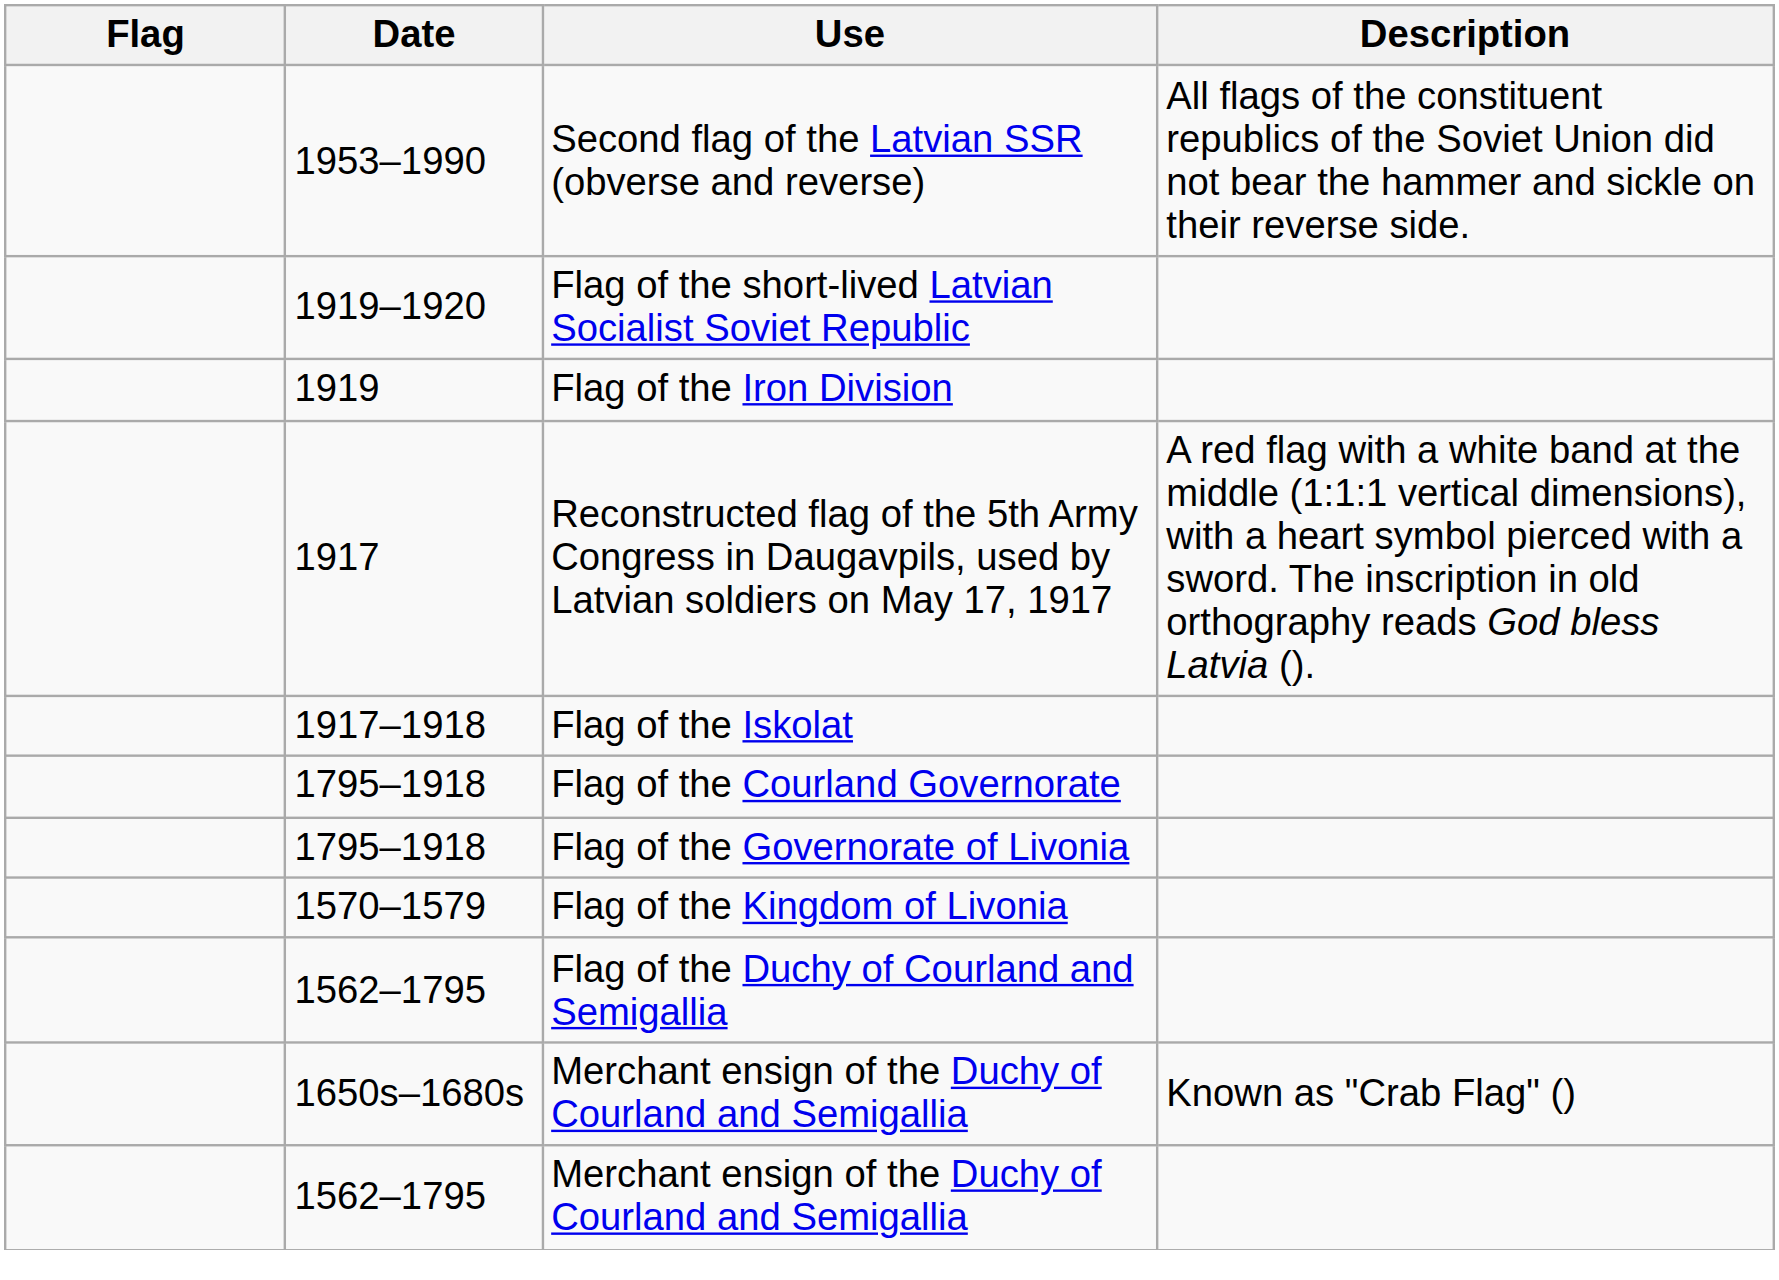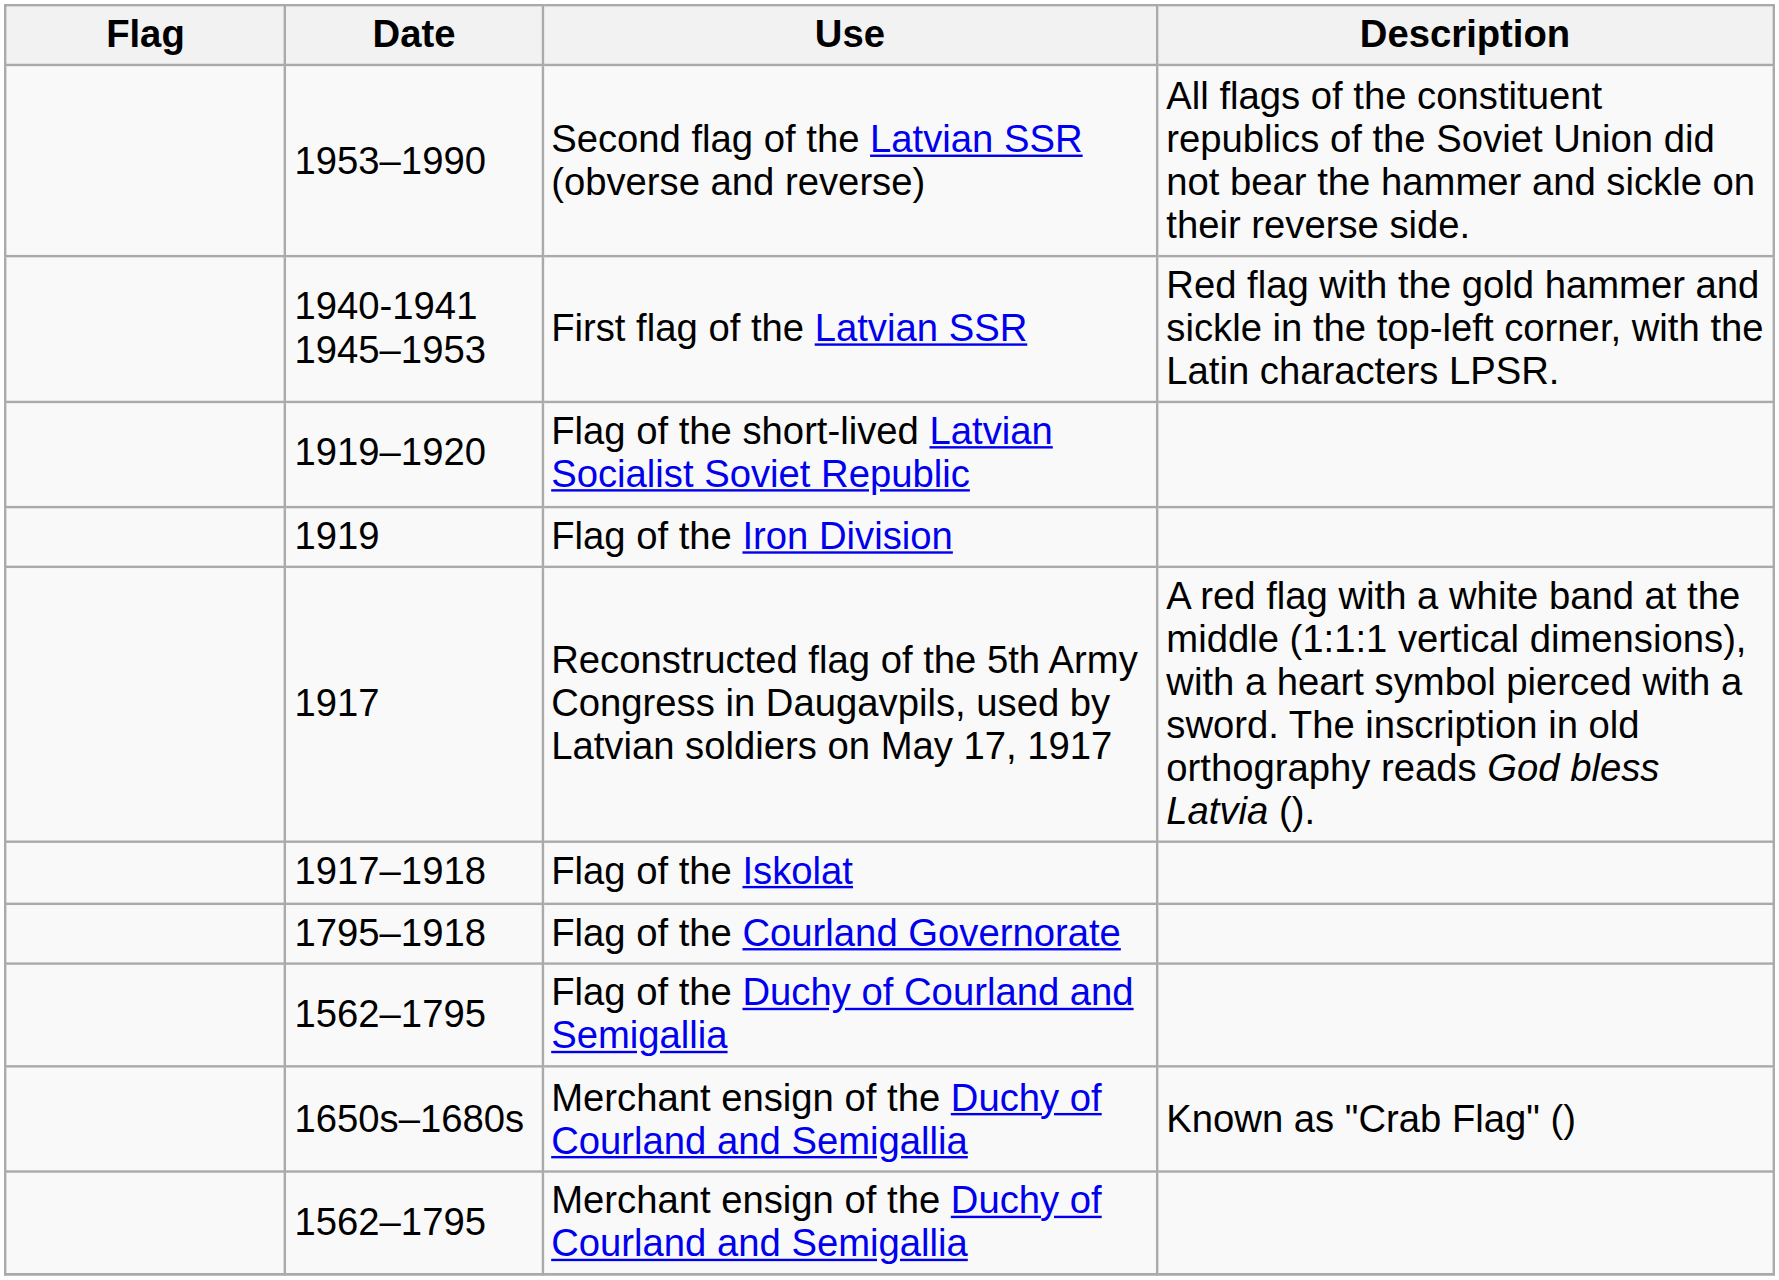+ row: (390, 328)
- row: (390, 846)
- row: (390, 907)
